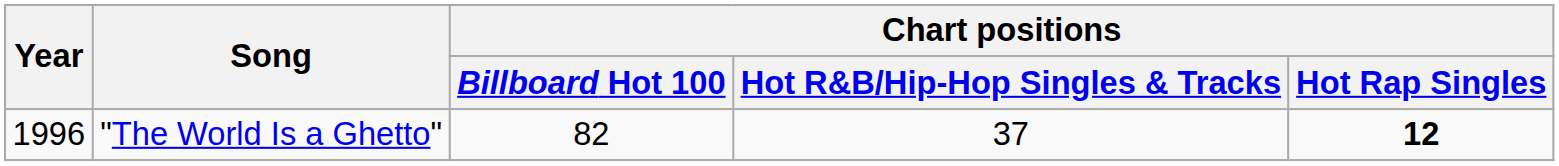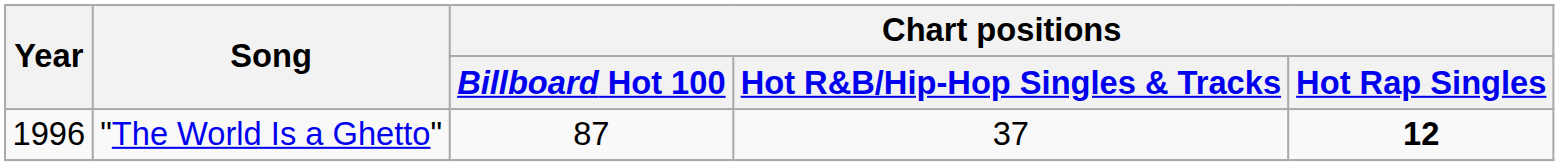(591, 133) 82 -> (591, 133) 87
